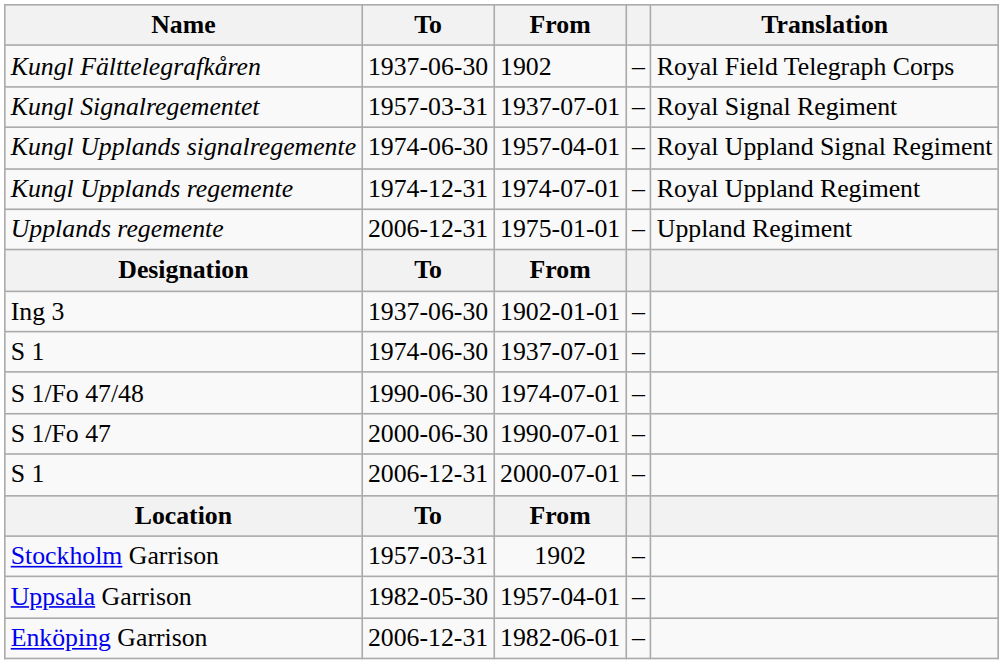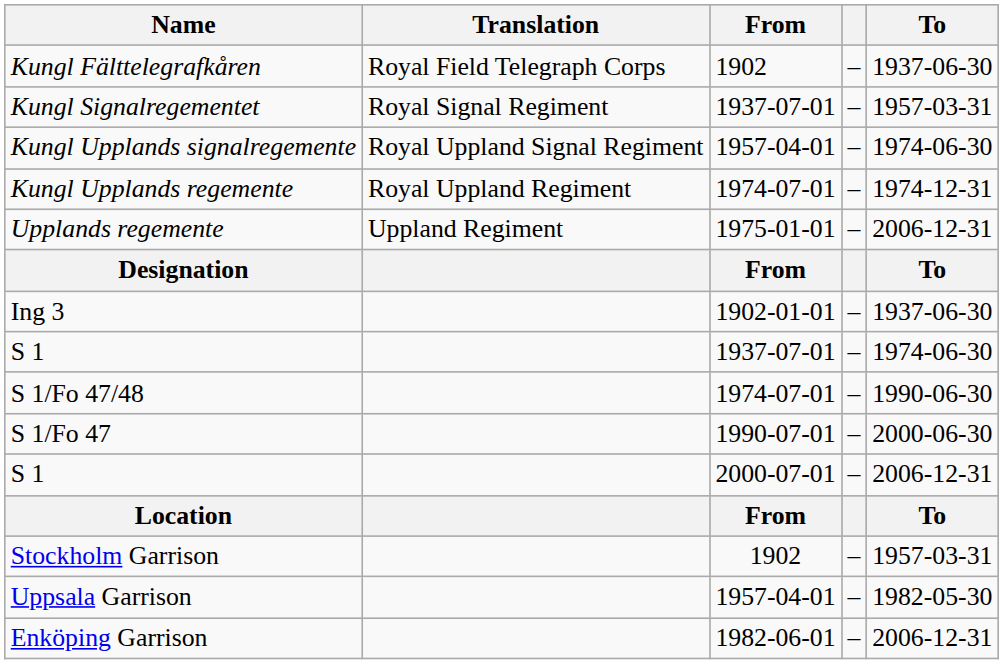columns swapped: (825, 24) <-> (428, 24)
